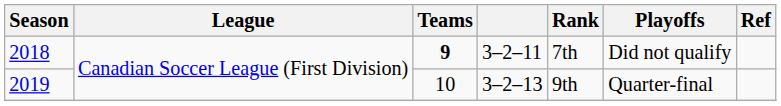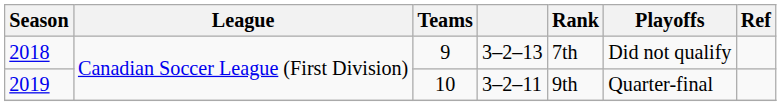(445, 52) bold -> (445, 52) normal
(512, 52) 3–2–11 -> (512, 52) 3–2–13
(512, 84) 3–2–13 -> (512, 84) 3–2–11
